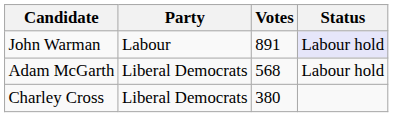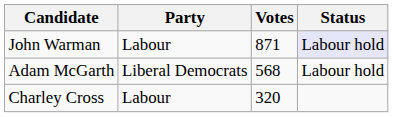(268, 44) 891 -> (268, 44) 871
(185, 97) Liberal Democrats -> (146, 97) Labour
(268, 97) 380 -> (268, 97) 320
